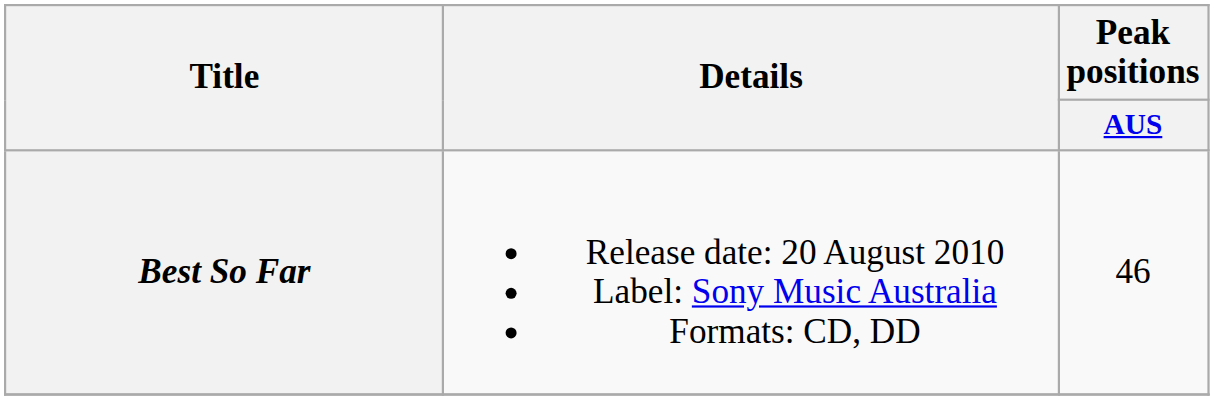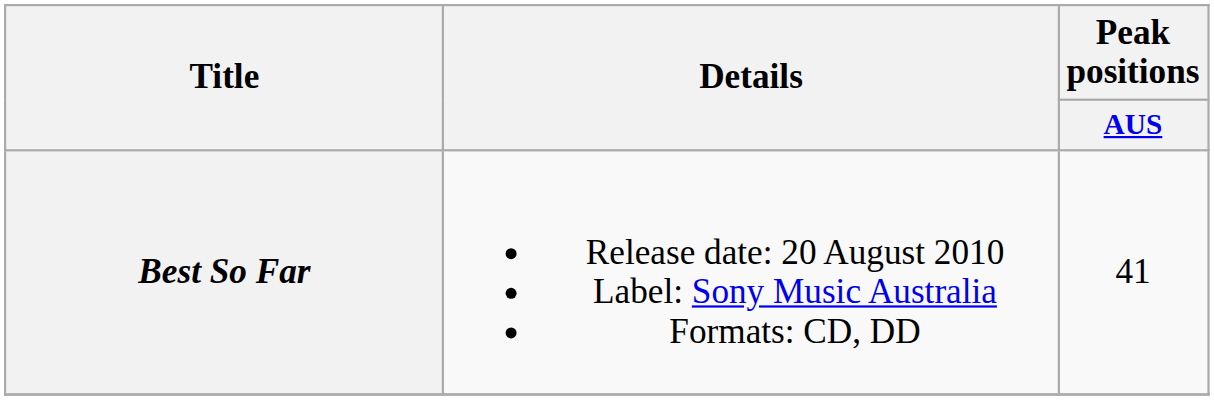(1133, 271) 46 -> (1133, 271) 41
